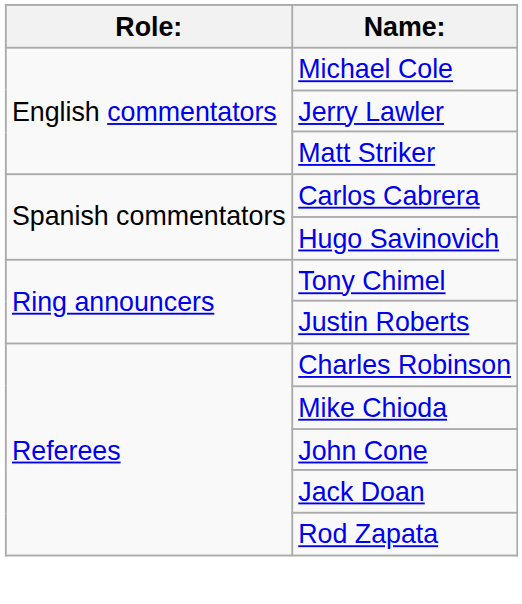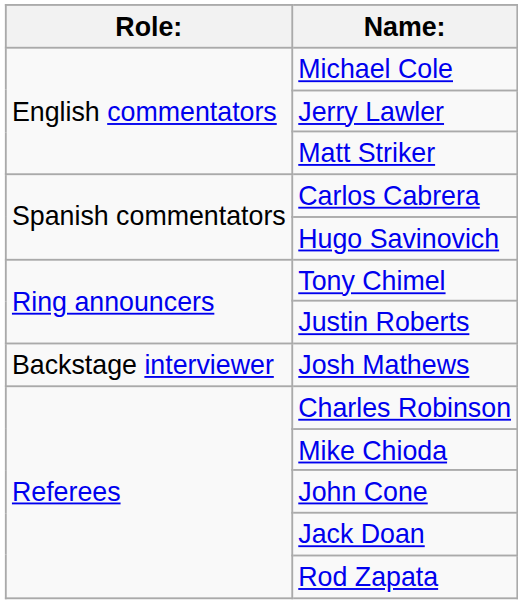+ row: (384, 365)
